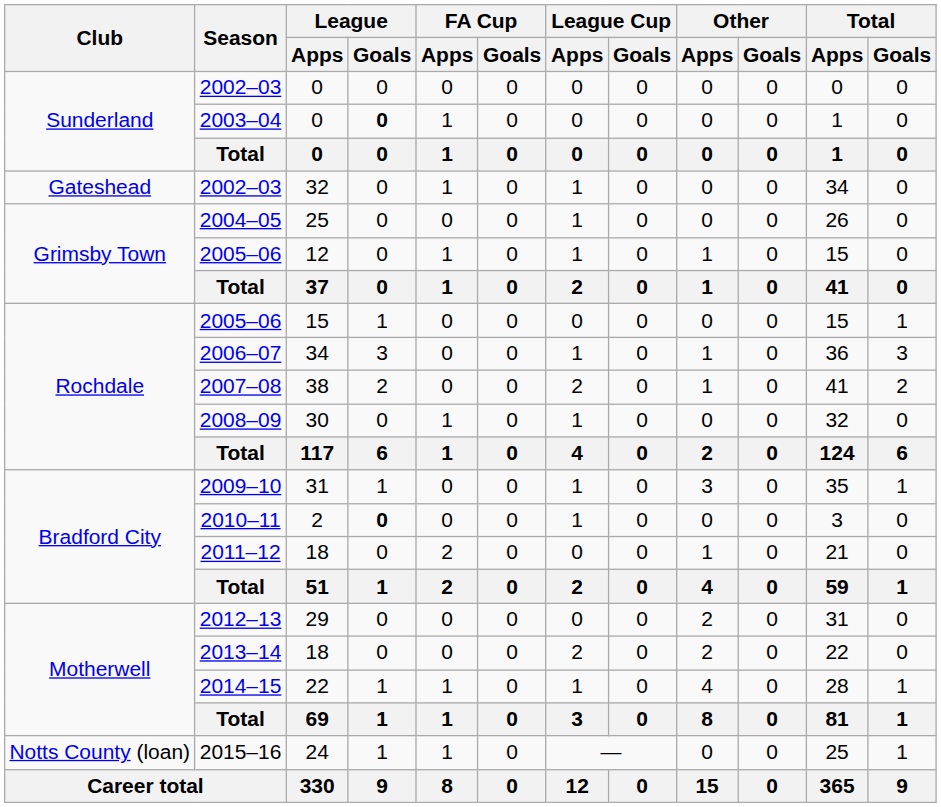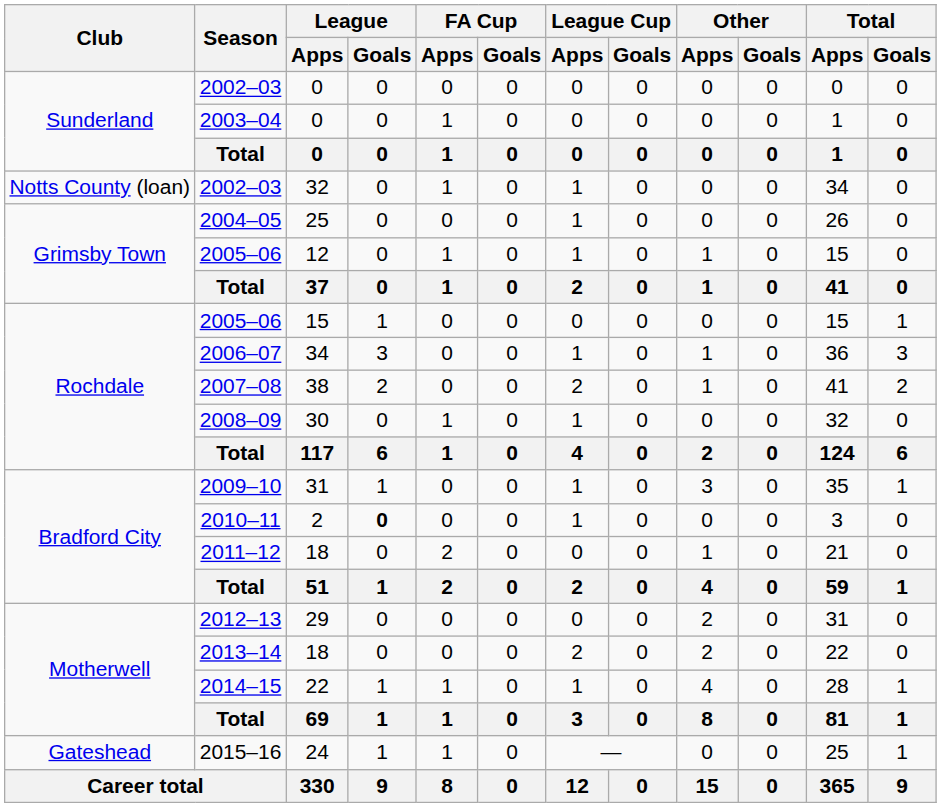(382, 120) bold -> (382, 120) normal
(100, 187) Gateshead -> (100, 187) Notts County (loan)
(100, 752) Notts County (loan) -> (100, 752) Gateshead
